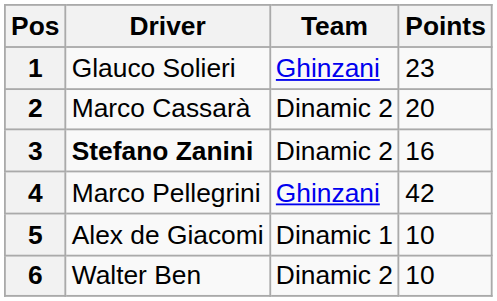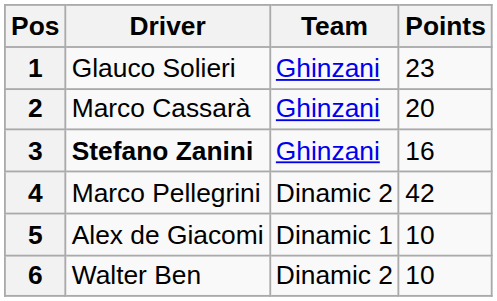(334, 109) Dinamic 2 -> (328, 109) Ghinzani
(334, 151) Dinamic 2 -> (328, 151) Ghinzani
(328, 193) Ghinzani -> (334, 193) Dinamic 2
